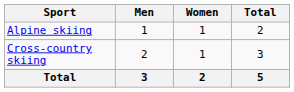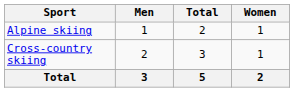columns swapped: (202, 14) <-> (260, 14)
